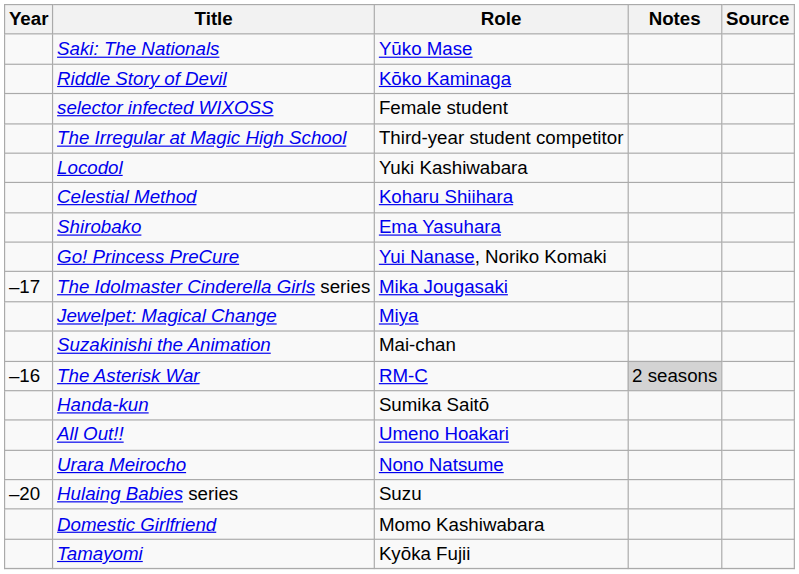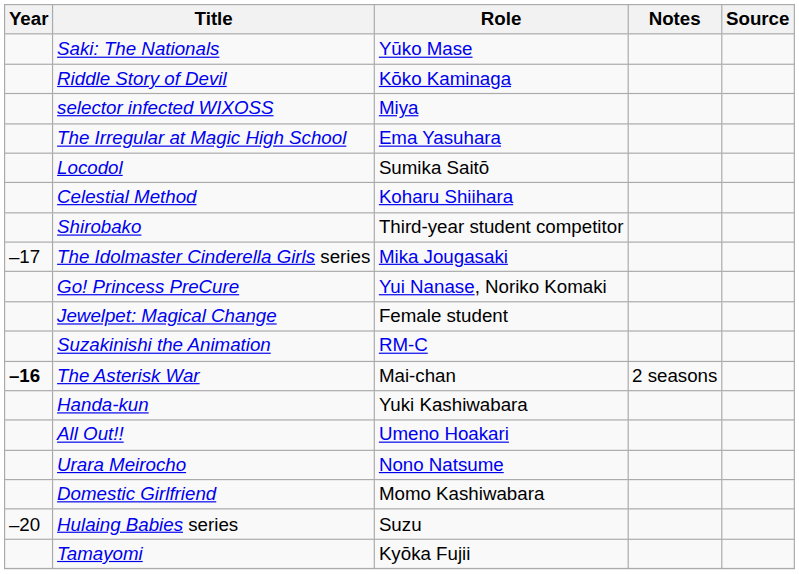(443, 108) Female student -> (399, 108) Miya
(501, 138) Third-year student competitor -> (440, 138) Ema Yasuhara
(453, 167) Yuki Kashiwabara -> (434, 167) Sumika Saitō
(440, 227) Ema Yasuhara -> (501, 227) Third-year student competitor
rows swapped: (214, 286) <-> (148, 256)
(399, 316) Miya -> (443, 316) Female student
(417, 345) Mai-chan -> (403, 345) RM-C
(25, 375) normal -> (25, 375) bold
(403, 375) RM-C -> (417, 375) Mai-chan
(675, 375) lightgrey background -> (675, 375) no background
(434, 405) Sumika Saitō -> (453, 405) Yuki Kashiwabara
rows swapped: (148, 494) <-> (137, 524)
